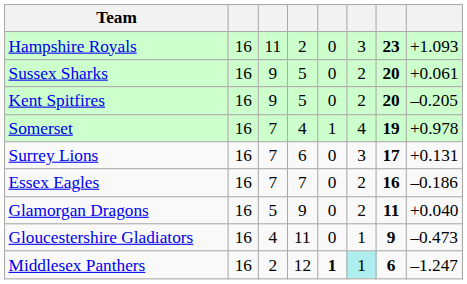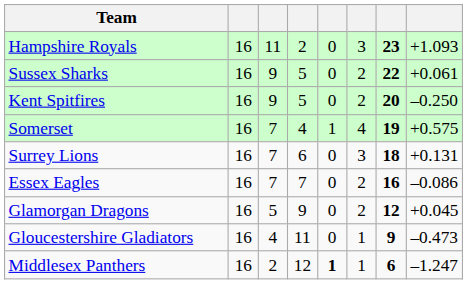(391, 73) 20 -> (391, 73) 22
(434, 100) –0.205 -> (434, 100) –0.250
(434, 127) +0.978 -> (434, 127) +0.575
(391, 155) 17 -> (391, 155) 18
(434, 182) –0.186 -> (434, 182) –0.086
(391, 210) 11 -> (391, 210) 12
(434, 210) +0.040 -> (434, 210) +0.045
(362, 264) paleturquoise background -> (362, 264) no background
